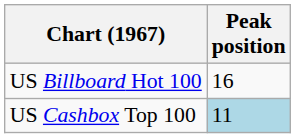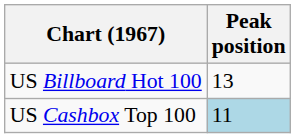(223, 80) 16 -> (223, 80) 13
